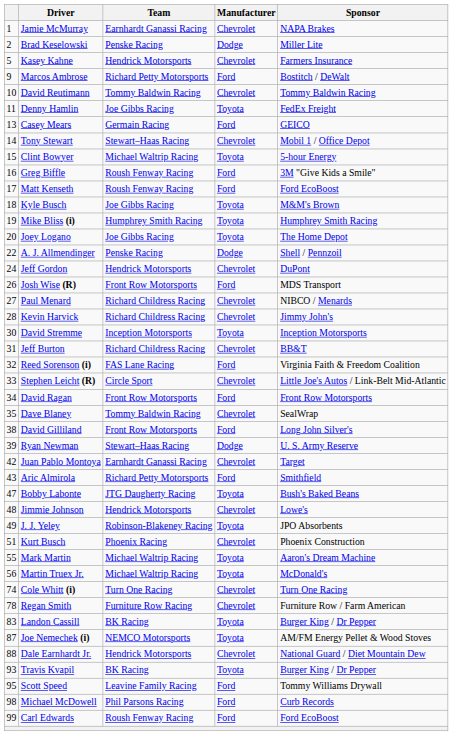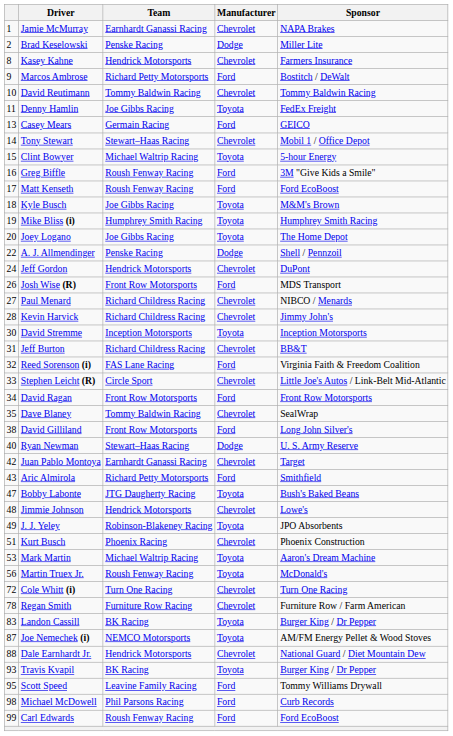(9, 60) 5 -> (9, 60) 8
(11, 445) 39 -> (11, 445) 40
(11, 558) 55 -> (11, 558) 53
(152, 574) Michael Waltrip Racing -> (149, 574) Roush Fenway Racing
(11, 590) 74 -> (11, 590) 72
